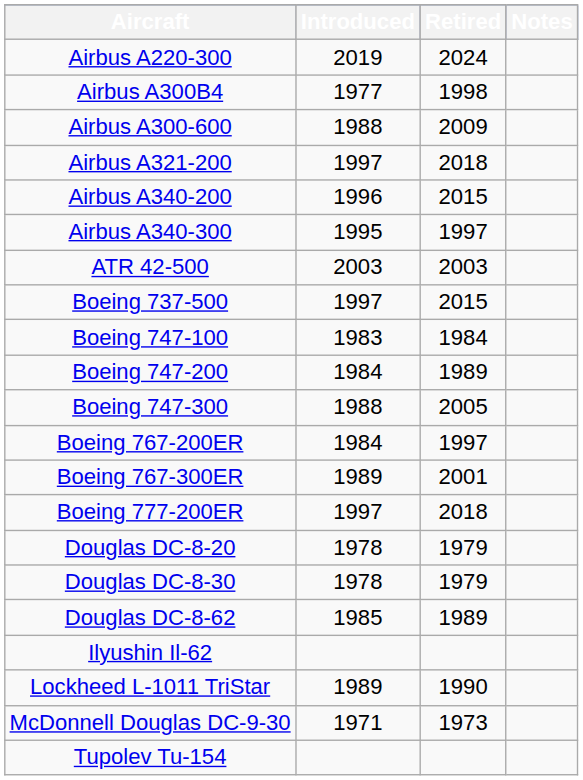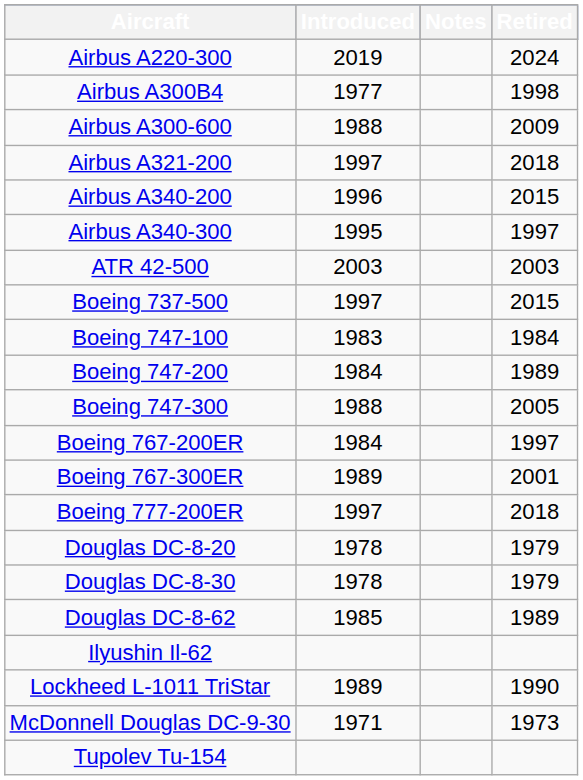columns swapped: (463, 22) <-> (542, 22)
